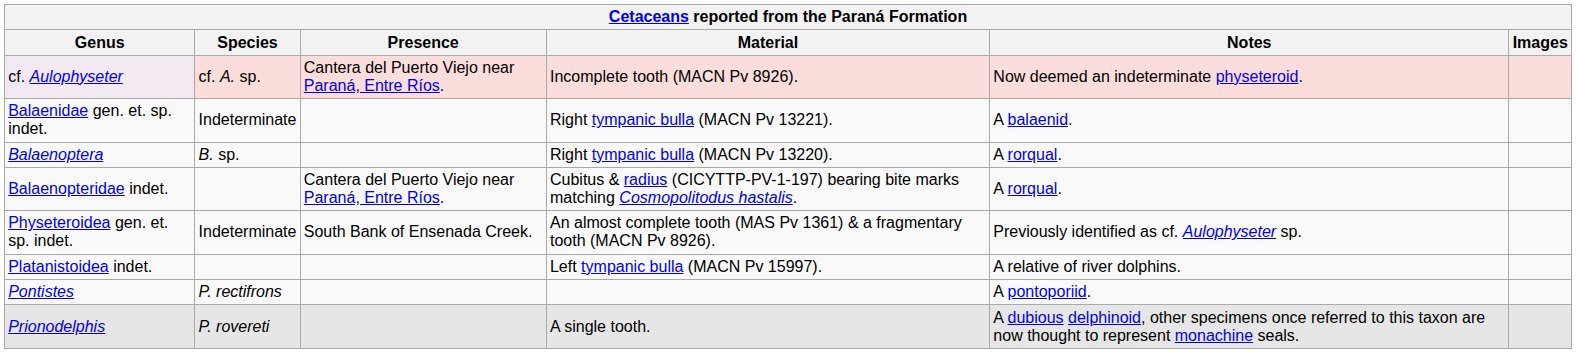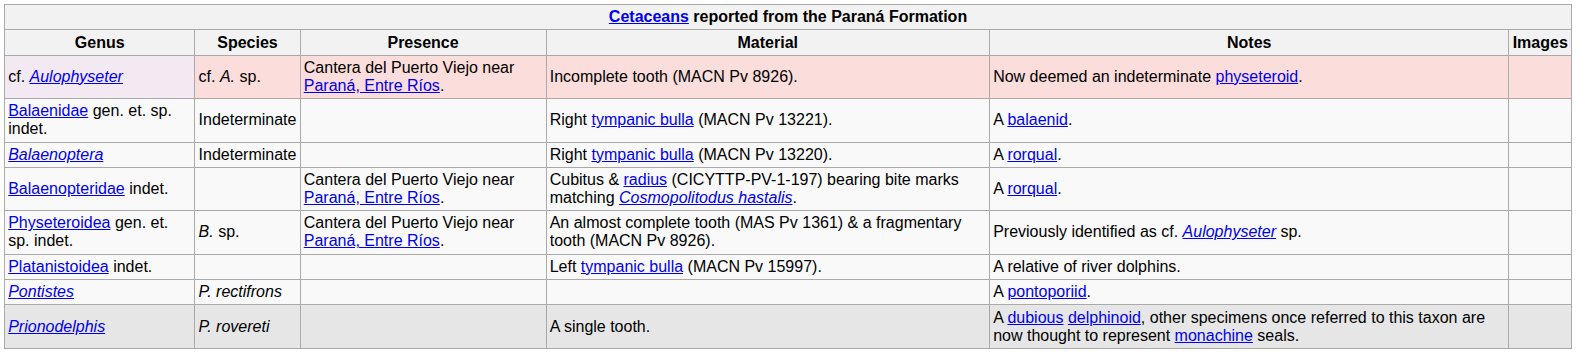(219, 154) B. sp. -> (248, 154) Indeterminate
(247, 232) Indeterminate -> (219, 232) B. sp.
(418, 232) South Bank of Ensenada Creek. -> (409, 232) Cantera del Puerto Viejo near Paraná, Entre Ríos.
